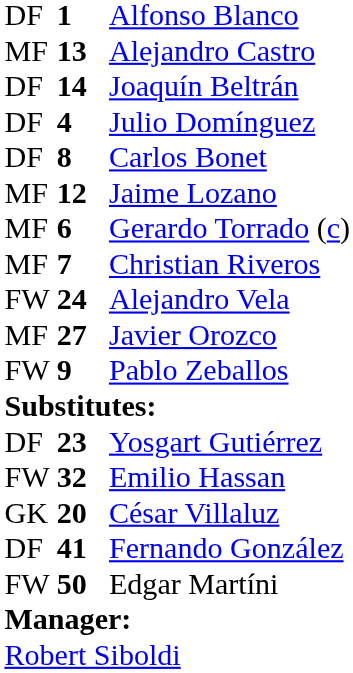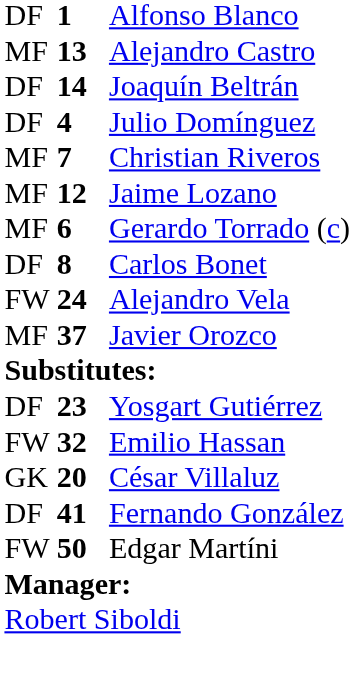rows swapped: (188, 157) <-> (215, 263)
(72, 334) 27 -> (72, 334) 37
- row: (199, 370)
